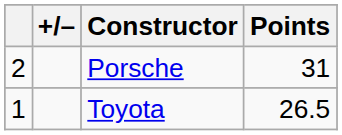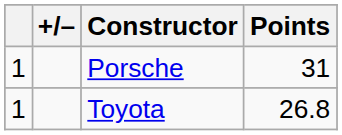(18, 67) 2 -> (18, 67) 1
(305, 109) 26.5 -> (305, 109) 26.8
